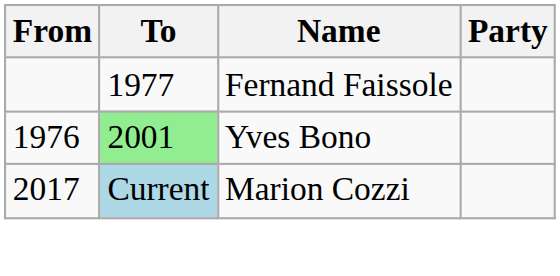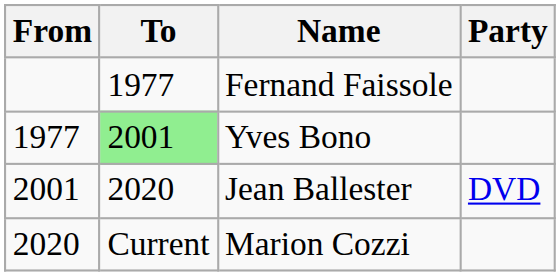(46, 137) 1976 -> (46, 137) 1977
+ row: (318, 190)
(46, 190) 2017 -> (46, 243) 2020
(158, 190) lightblue background -> (158, 243) no background
